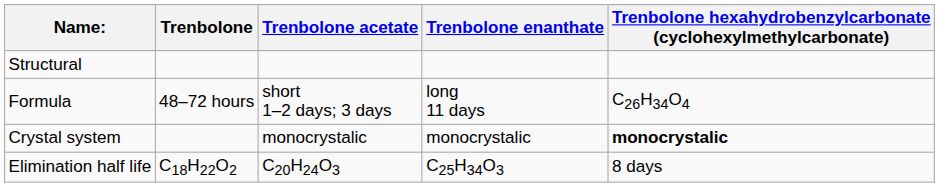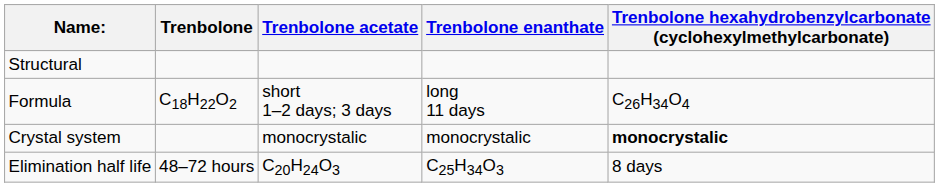(207, 101) 48–72 hours -> (198, 101) C18H22O2
(198, 167) C18H22O2 -> (207, 166) 48–72 hours
